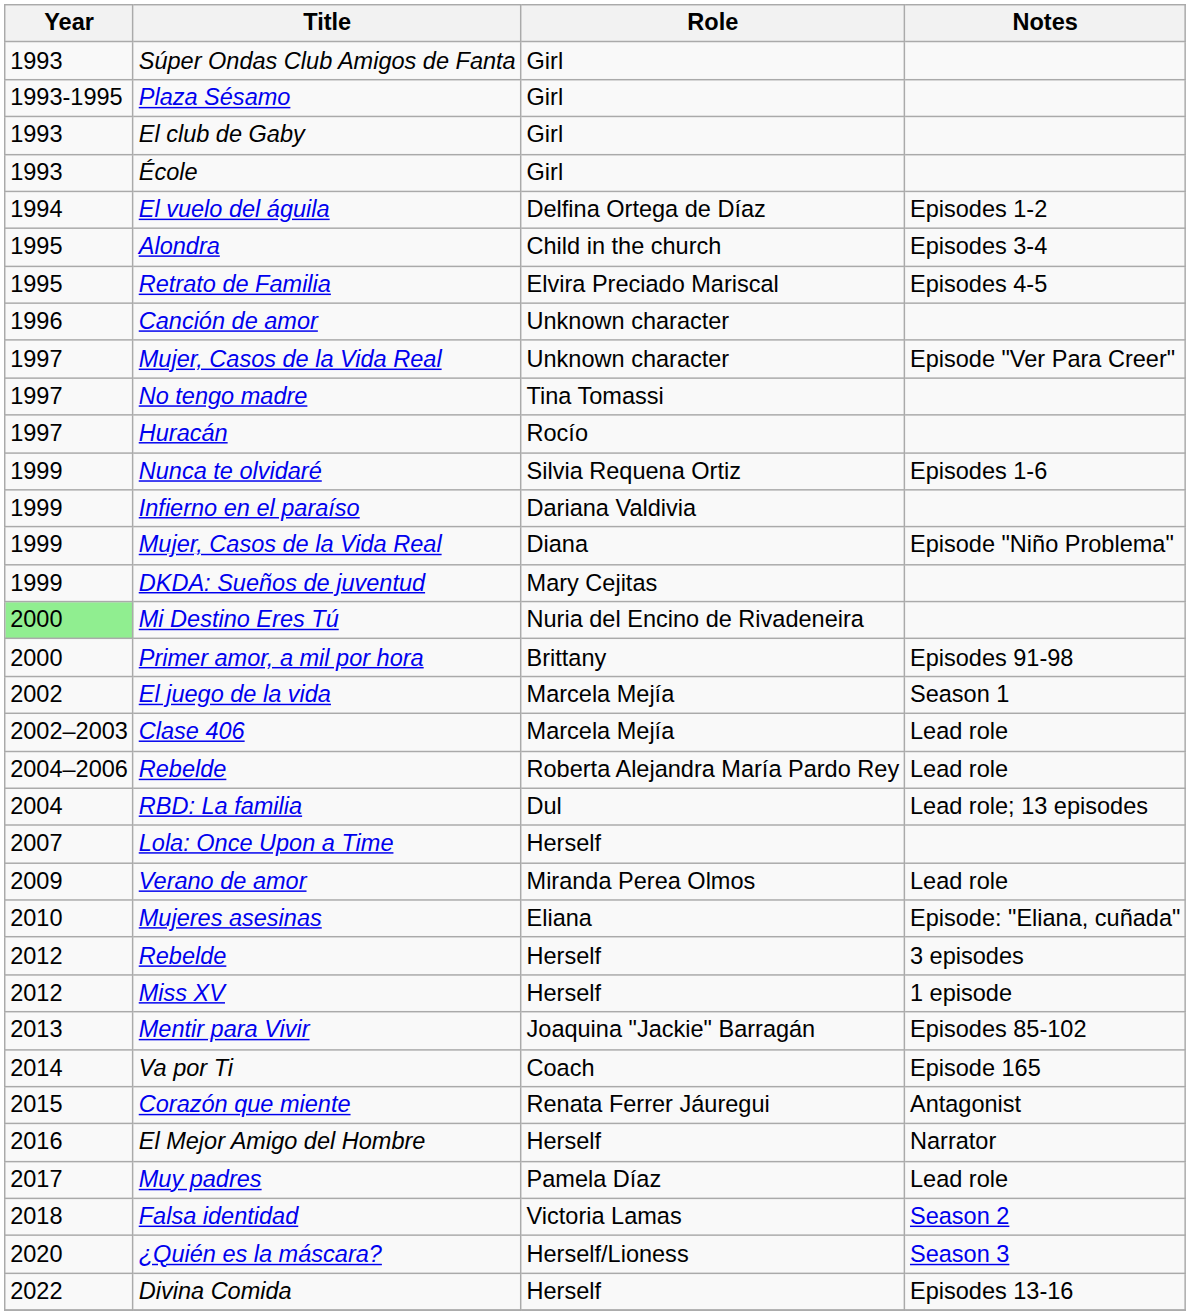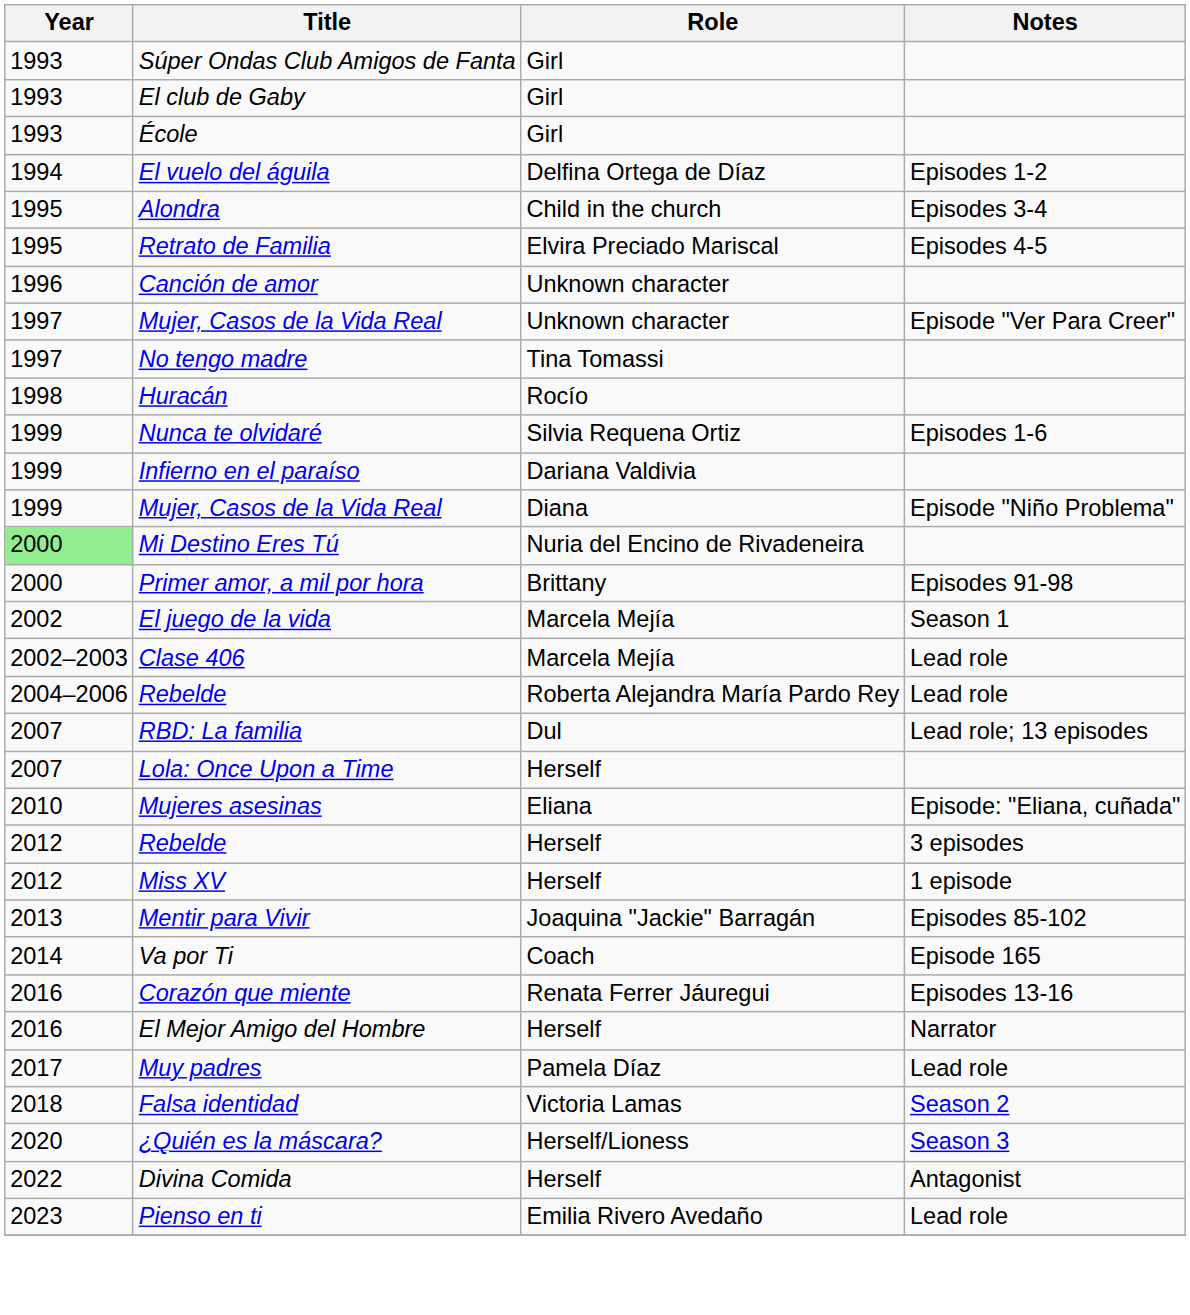- row: (215, 97)
(36, 433) 1997 -> (36, 396) 1998
- row: (282, 582)
(36, 806) 2004 -> (36, 731) 2007
- row: (223, 881)
(36, 1104) 2015 -> (36, 992) 2016
(966, 1104) Antagonist -> (992, 992) Episodes 13-16
(992, 1291) Episodes 13-16 -> (966, 1179) Antagonist
+ row: (200, 1216)
